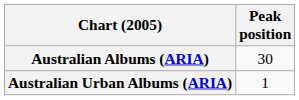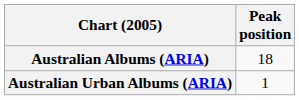(265, 58) 30 -> (265, 58) 18
